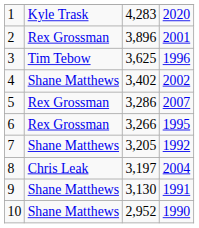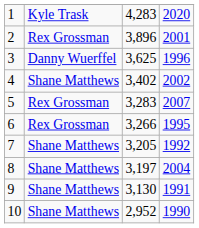(59, 59) Tim Tebow -> (72, 59) Danny Wuerffel
(141, 102) 3,286 -> (141, 102) 3,283
(58, 168) Chris Leak -> (73, 168) Shane Matthews
